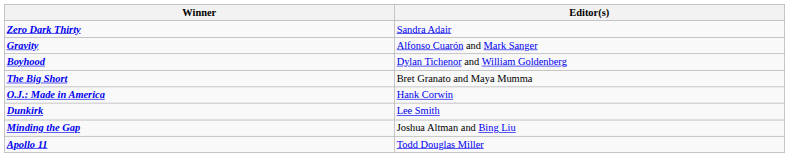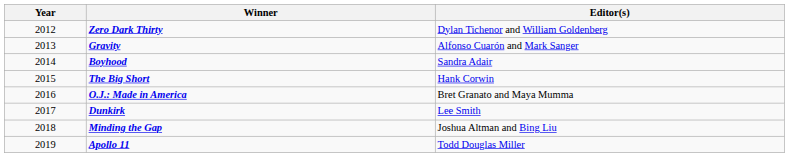+ column: (45, 12)
(424, 29) Sandra Adair -> (523, 29) Dylan Tichenor and William Goldenberg
(482, 62) Dylan Tichenor and William Goldenberg -> (465, 62) Sandra Adair
(465, 78) Bret Granato and Maya Mumma -> (466, 78) Hank Corwin
(425, 95) Hank Corwin -> (505, 95) Bret Granato and Maya Mumma
